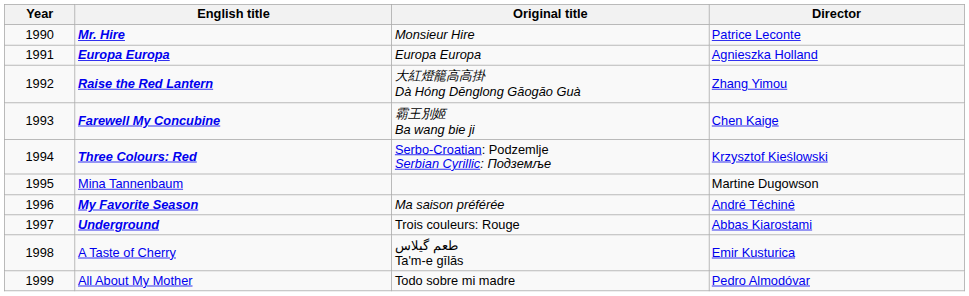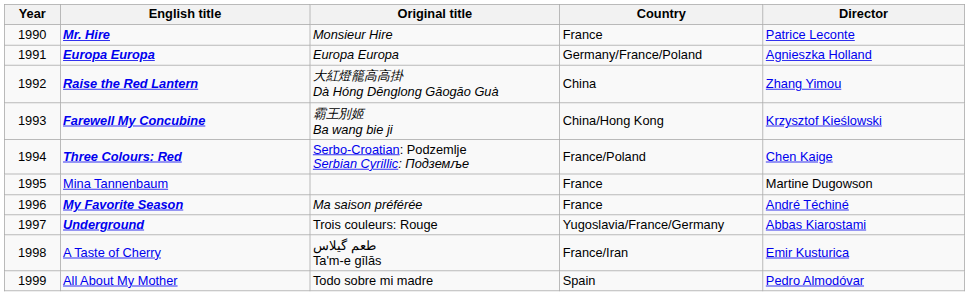+ column: (661, 14)
(745, 121) Chen Kaige -> (824, 121) Krzysztof Kieślowski
(770, 156) Krzysztof Kieślowski -> (799, 156) Chen Kaige
